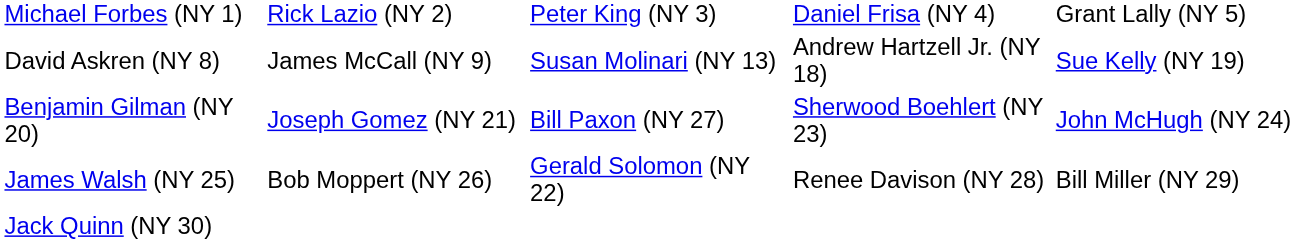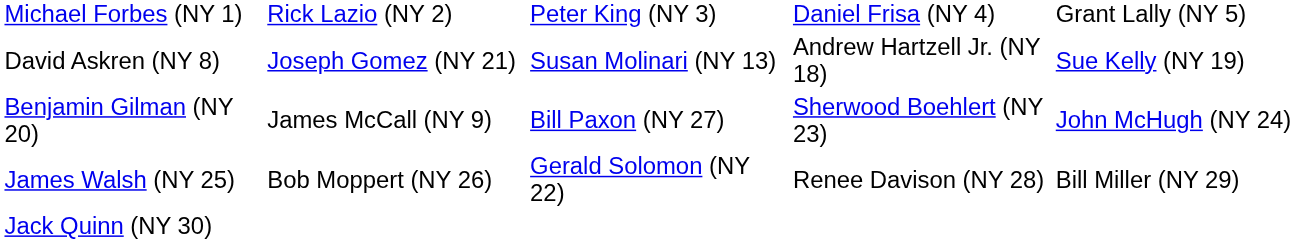(380, 60) James McCall (NY 9) -> (392, 60) Joseph Gomez (NY 21)
(392, 120) Joseph Gomez (NY 21) -> (380, 120) James McCall (NY 9)
